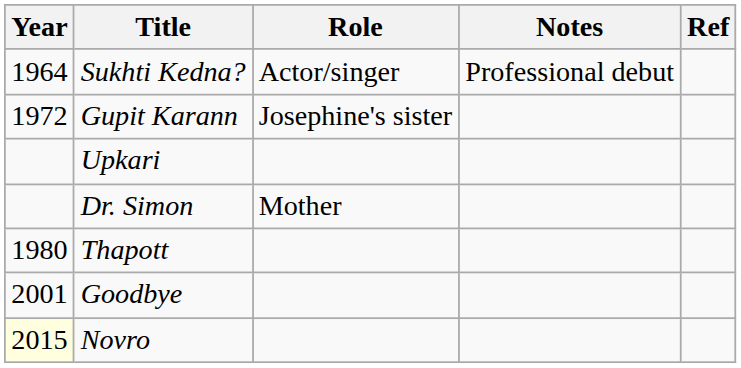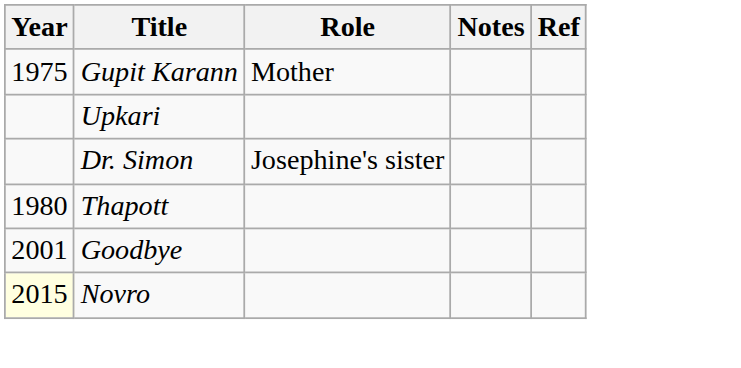- row: (163, 71)
(40, 116) 1972 -> (40, 71) 1975
(355, 116) Josephine's sister -> (292, 71) Mother
(300, 205) Mother -> (348, 160) Josephine's sister
